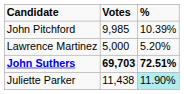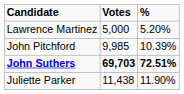rows swapped: (52, 47) <-> (41, 30)
(158, 81) paleturquoise background -> (158, 81) no background
